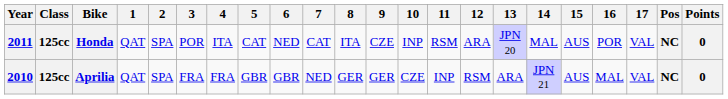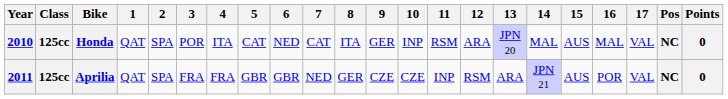(20, 42) 2011 -> (20, 42) 2010
(382, 42) CZE -> (382, 42) GER
(610, 42) POR -> (610, 42) MAL
(20, 76) 2010 -> (20, 76) 2011
(382, 76) GER -> (382, 76) CZE
(610, 76) MAL -> (610, 76) POR
